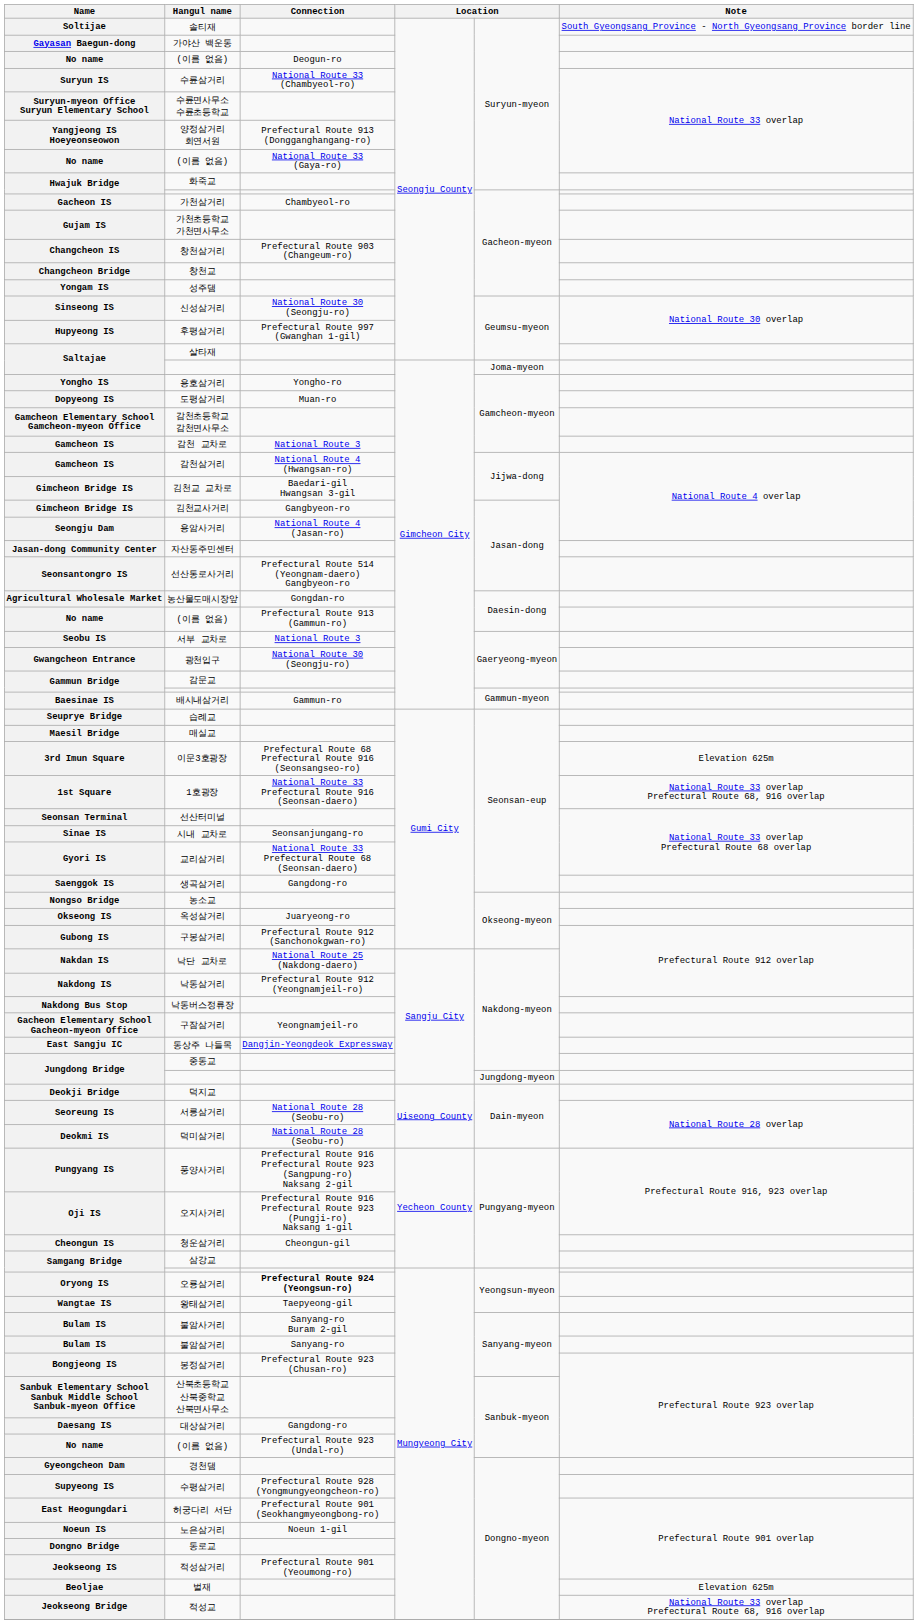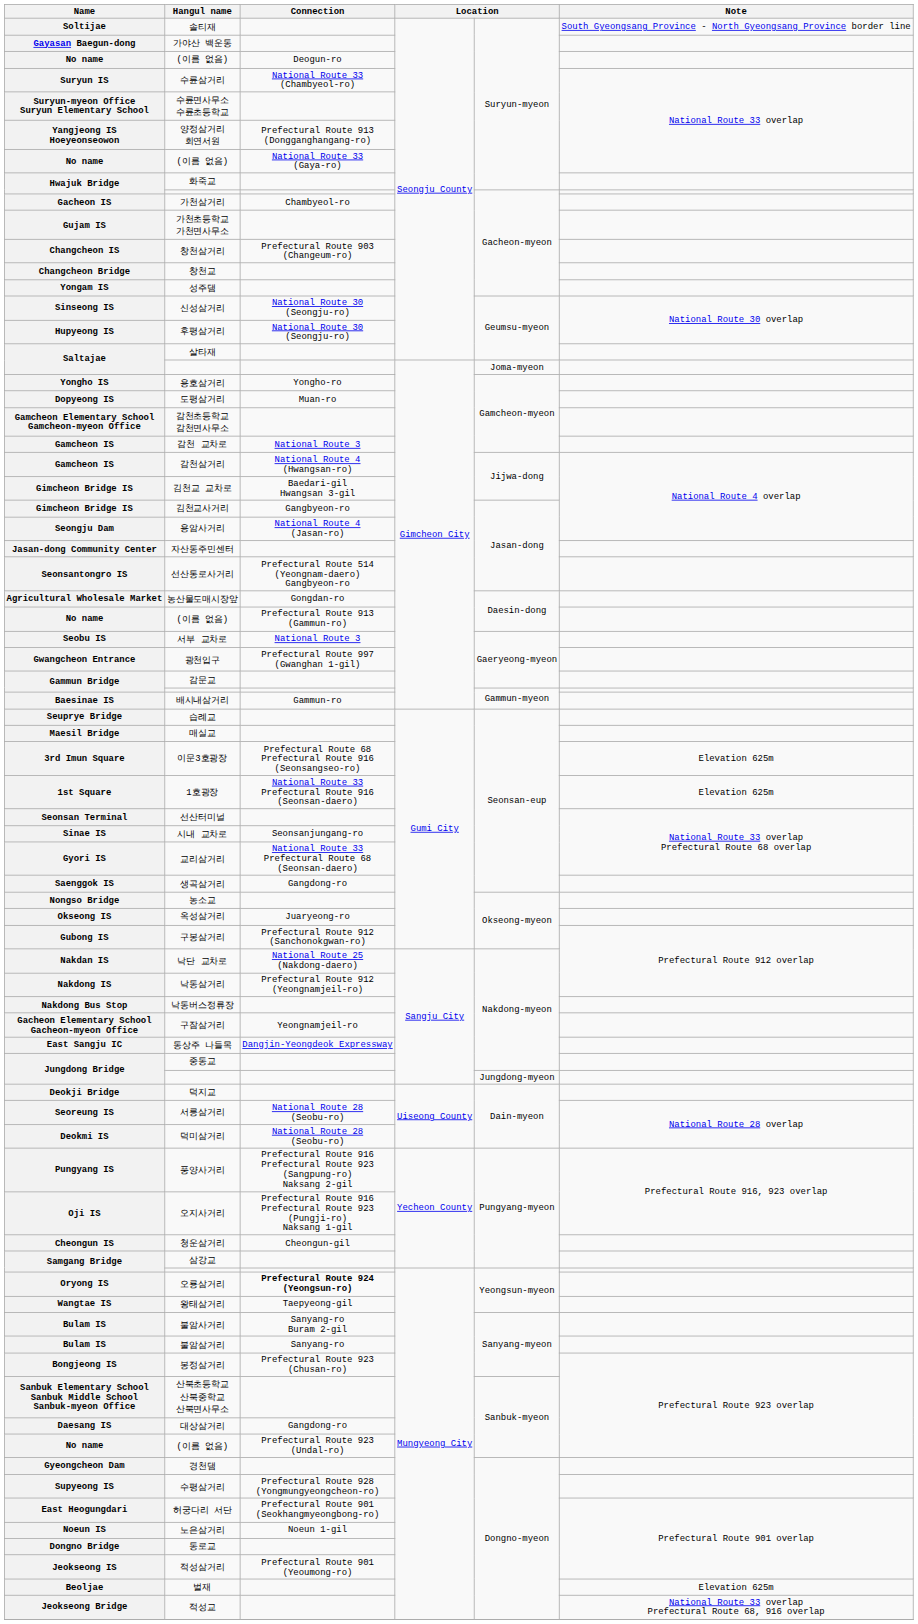(318, 332) Prefectural Route 997 (Gwanghan 1-gil) -> (318, 332) National Route 30 (Seongju-ro)
(318, 660) National Route 30 (Seongju-ro) -> (318, 660) Prefectural Route 997 (Gwanghan 1-gil)
(736, 792) National Route 33 overlap Prefectural Route 68, 916 overlap -> (736, 792) Elevation 625m
